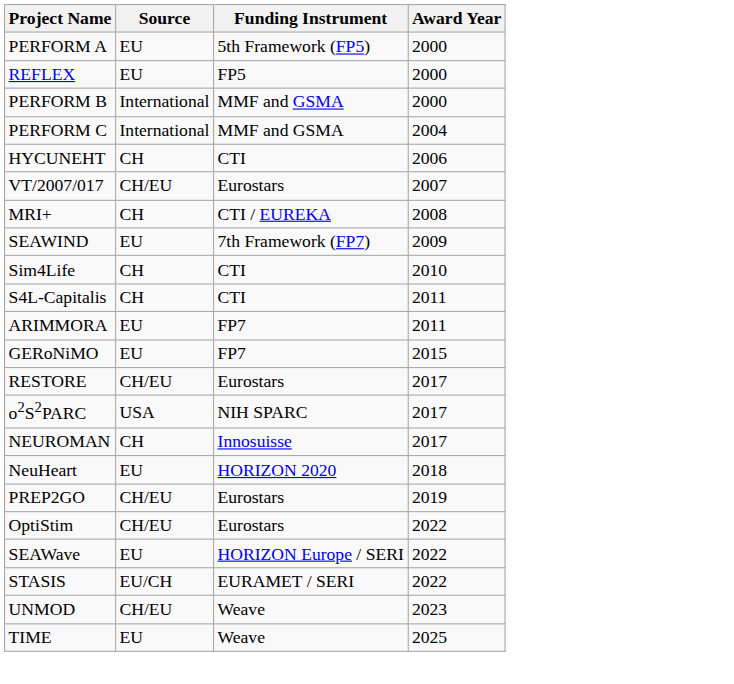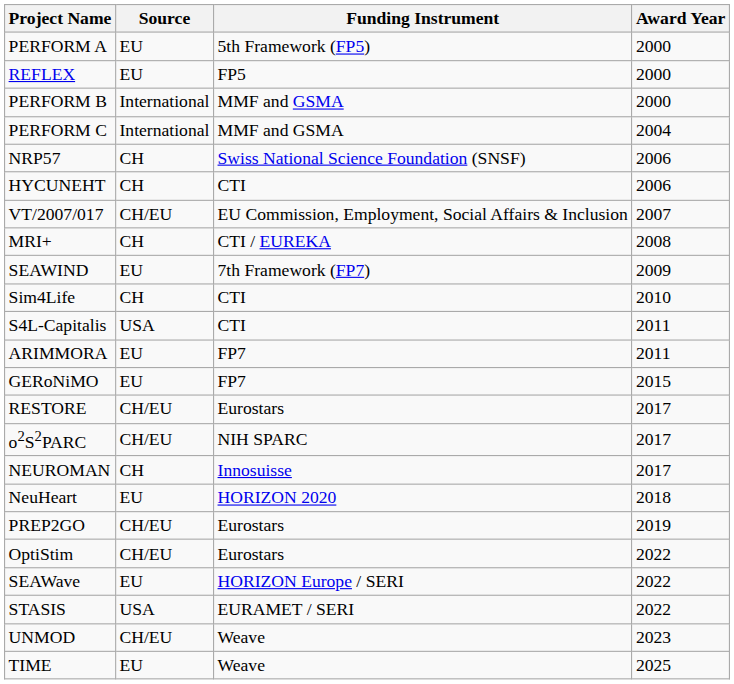+ row: (35, 158)
(251, 185) Eurostars -> (423, 213) EU Commission, Employment, Social Affairs & Inclusion
(132, 297) CH -> (137, 325) USA
(137, 411) USA -> (146, 439) CH/EU
(146, 581) EU/CH -> (137, 609) USA
